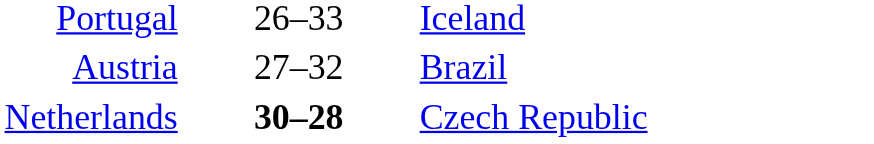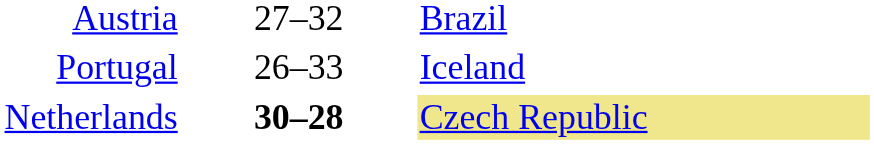rows swapped: (117, 18) <-> (125, 67)
(534, 116) no background -> (534, 116) khaki background
